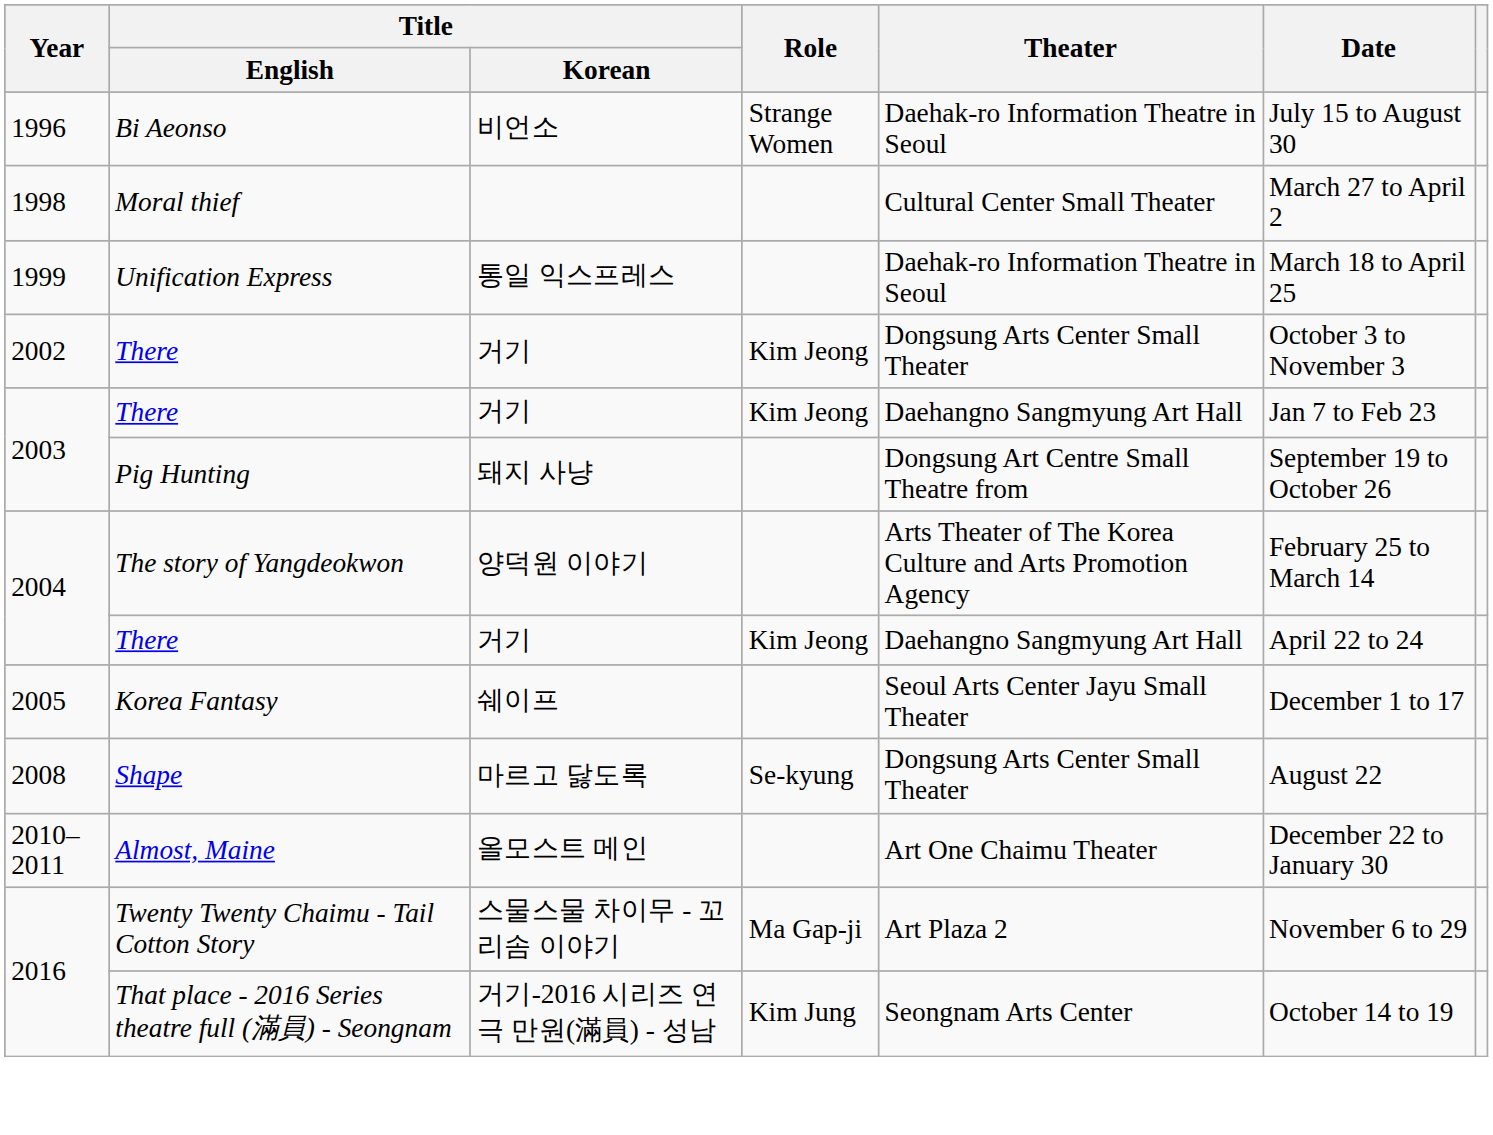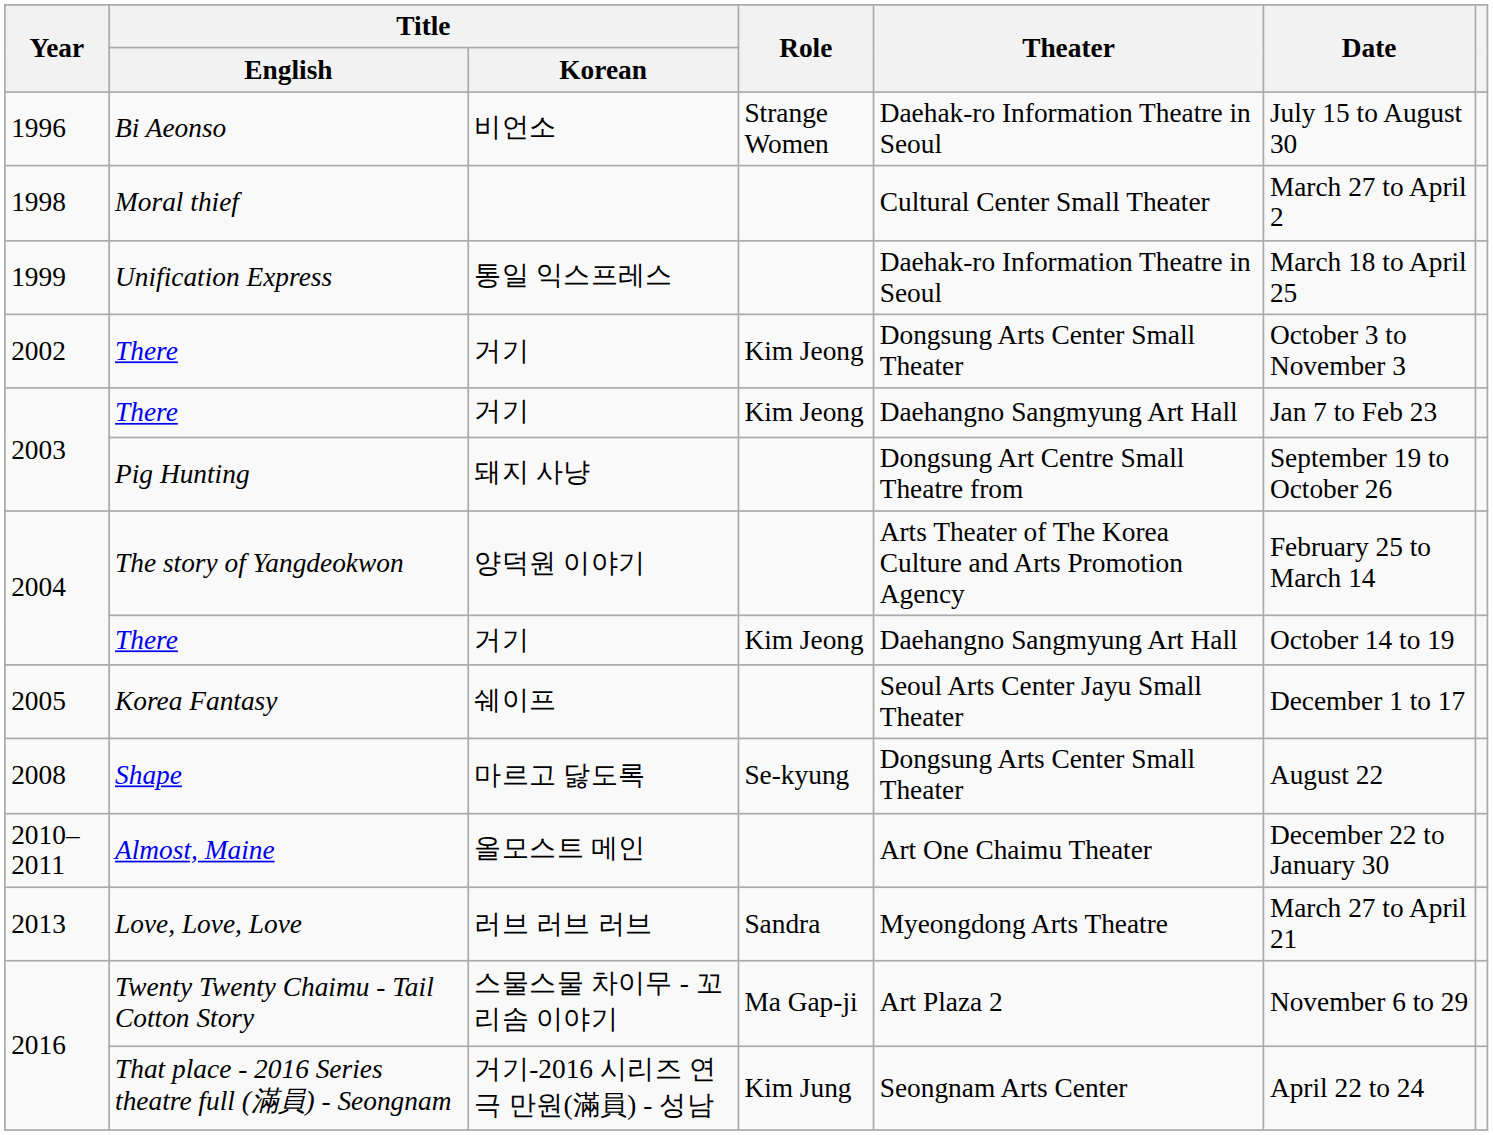(1346, 639) April 22 to 24 -> (1362, 639) October 14 to 19
+ row: (39, 923)
(1361, 1013) October 14 to 19 -> (1347, 1087) April 22 to 24
